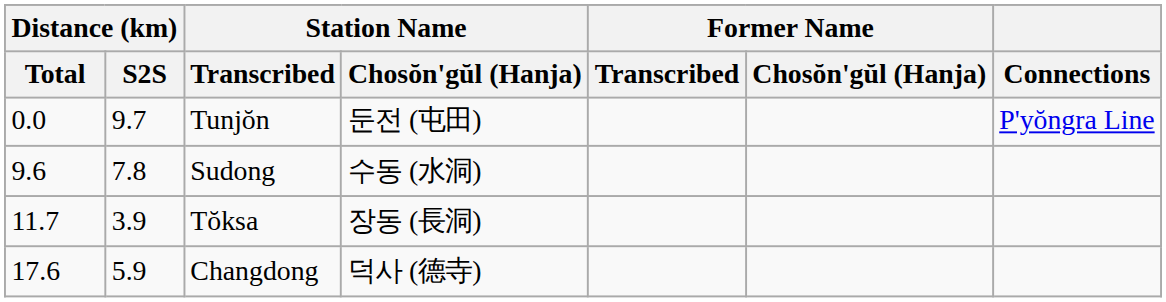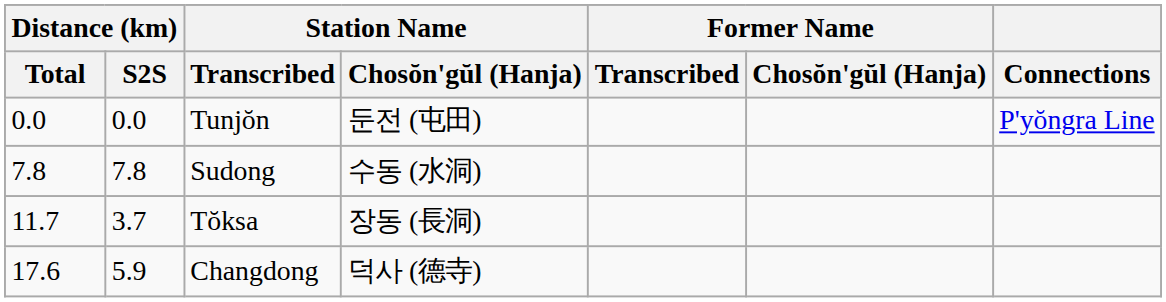(129, 121) 9.7 -> (129, 121) 0.0
(29, 171) 9.6 -> (29, 171) 7.8
(129, 220) 3.9 -> (129, 220) 3.7
